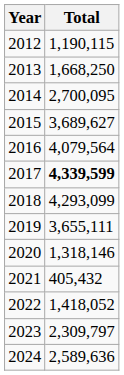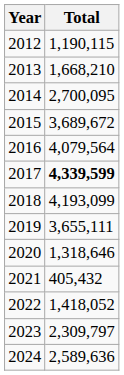(82, 69) 1,668,250 -> (82, 69) 1,668,210
(82, 122) 3,689,627 -> (82, 122) 3,689,672
(82, 200) 4,293,099 -> (82, 200) 4,193,099
(82, 252) 1,318,146 -> (82, 252) 1,318,646
